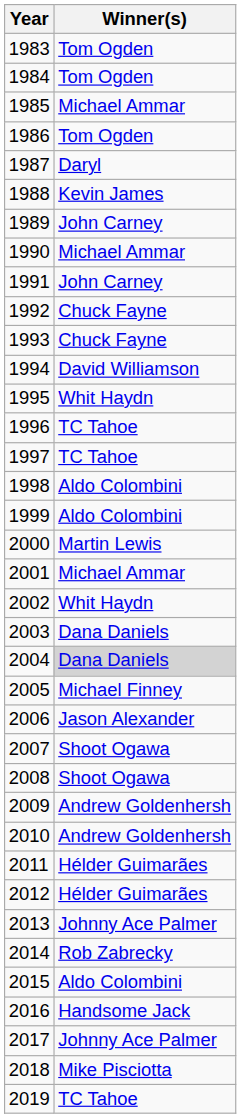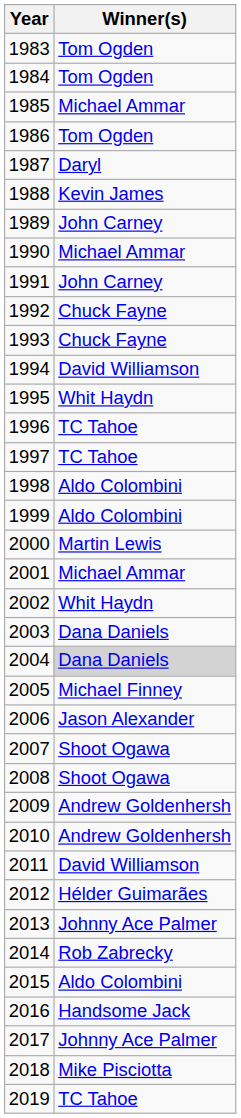(133, 865) Hélder Guimarães -> (129, 865) David Williamson
